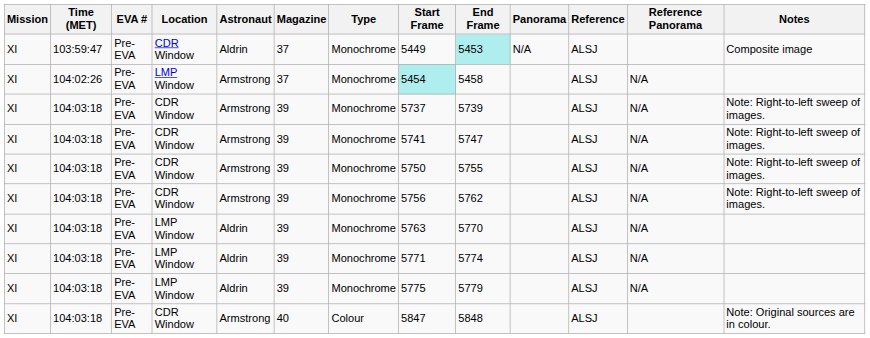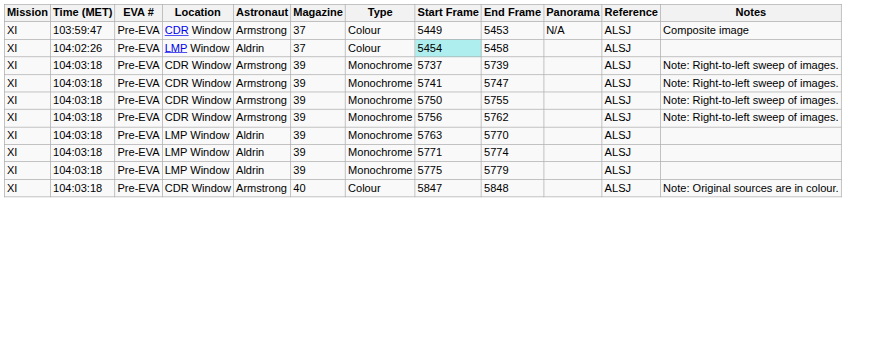- column: (675, 19)
(234, 49) Aldrin -> (261, 30) Armstrong
(364, 49) Monochrome -> (364, 30) Colour
(471, 49) paleturquoise background -> (496, 30) no background
(245, 79) Armstrong -> (250, 48) Aldrin
(364, 79) Monochrome -> (364, 48) Colour
